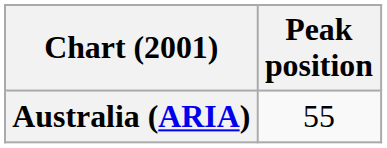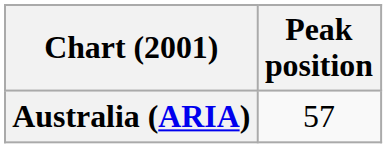(319, 116) 55 -> (319, 116) 57
